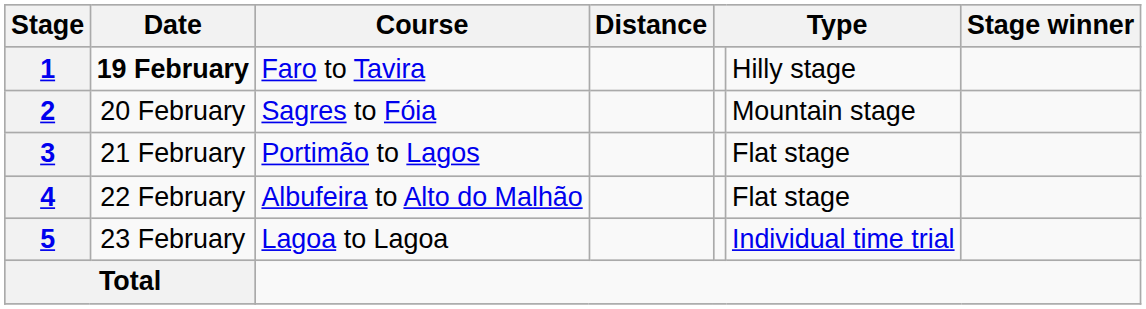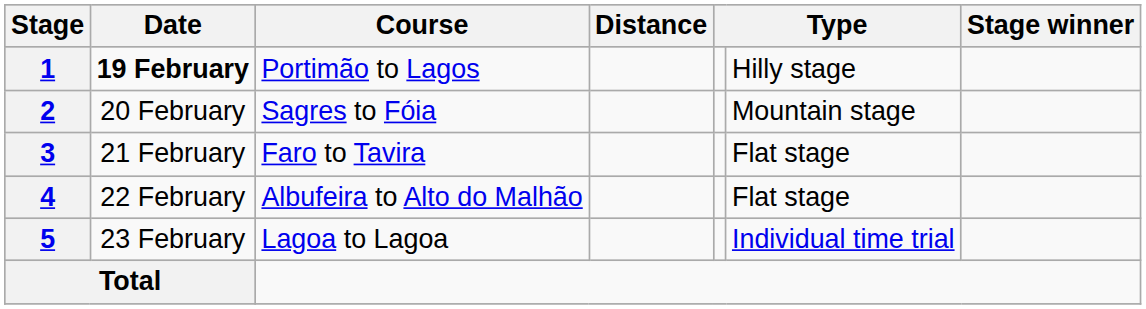(343, 68) Faro to Tavira -> (371, 68) Portimão to Lagos
(371, 153) Portimão to Lagos -> (343, 153) Faro to Tavira
